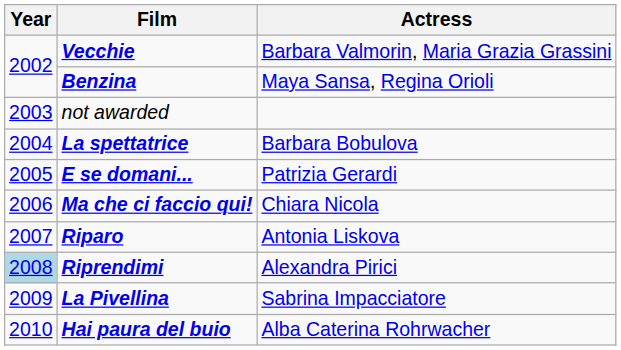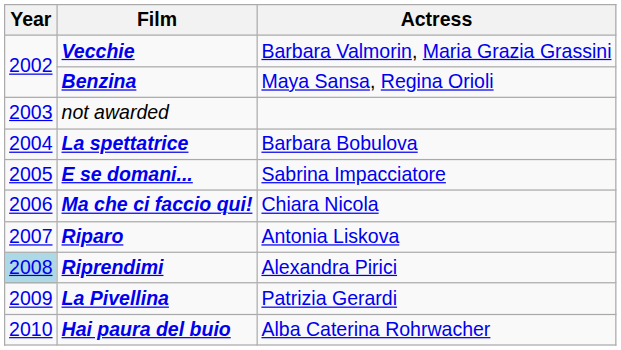(329, 174) Patrizia Gerardi -> (354, 174) Sabrina Impacciatore
(354, 298) Sabrina Impacciatore -> (329, 298) Patrizia Gerardi
